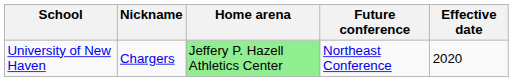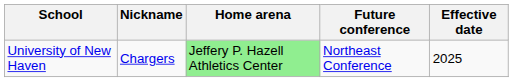(447, 58) 2020 -> (447, 58) 2025
